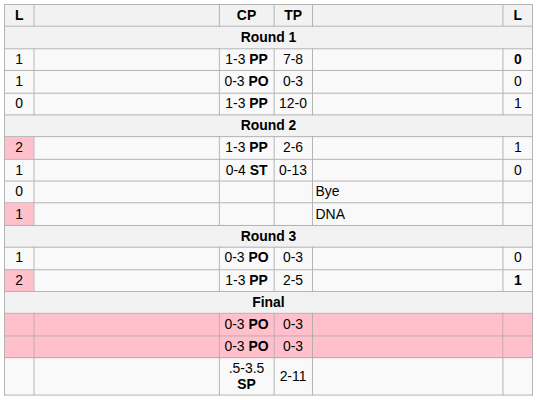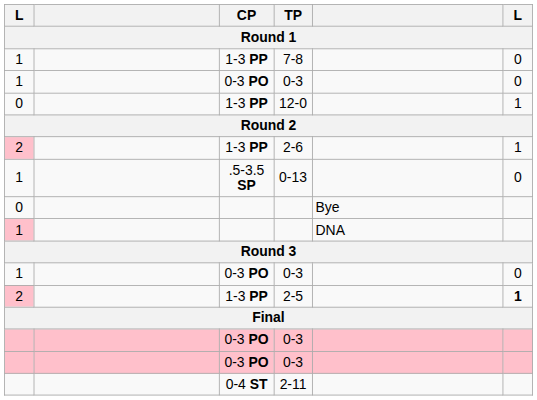(518, 59) bold -> (518, 59) normal
(247, 170) 0-4 ST -> (247, 177) .5-3.5 SP
(247, 376) .5-3.5 SP -> (247, 384) 0-4 ST
